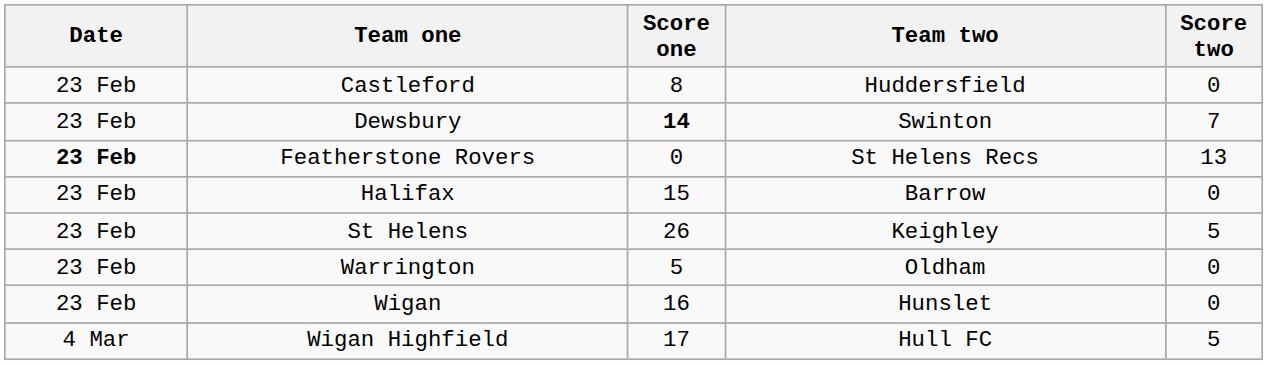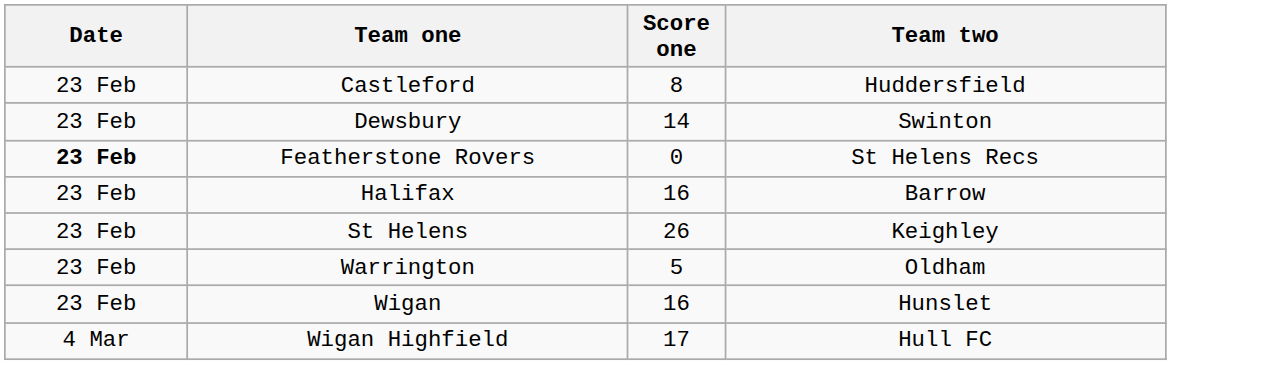- column: (1214, 36)
(676, 122) bold -> (676, 122) normal
(676, 195) 15 -> (676, 195) 16
